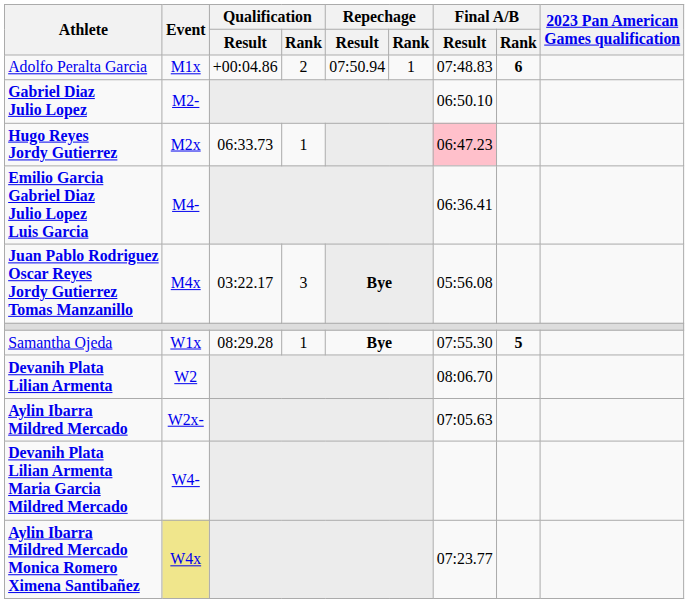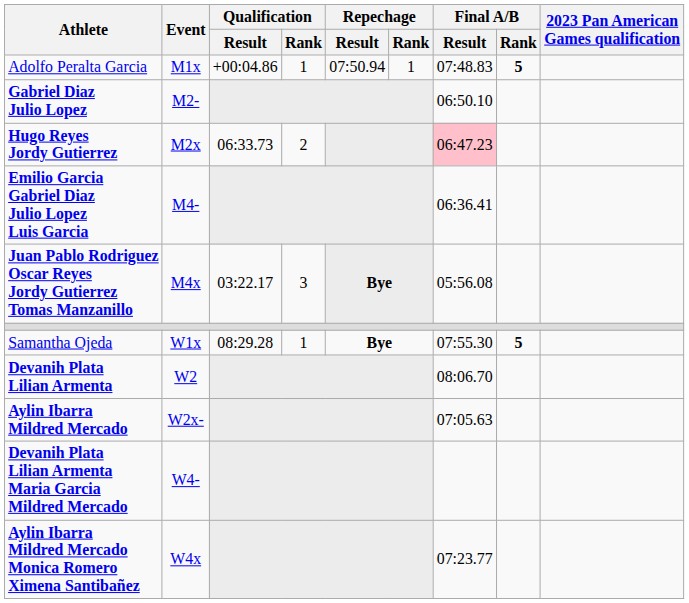(303, 67) 2 -> (303, 67) 1
(518, 67) 6 -> (518, 67) 5
(303, 144) 1 -> (303, 144) 2
(186, 559) khaki background -> (186, 559) no background
